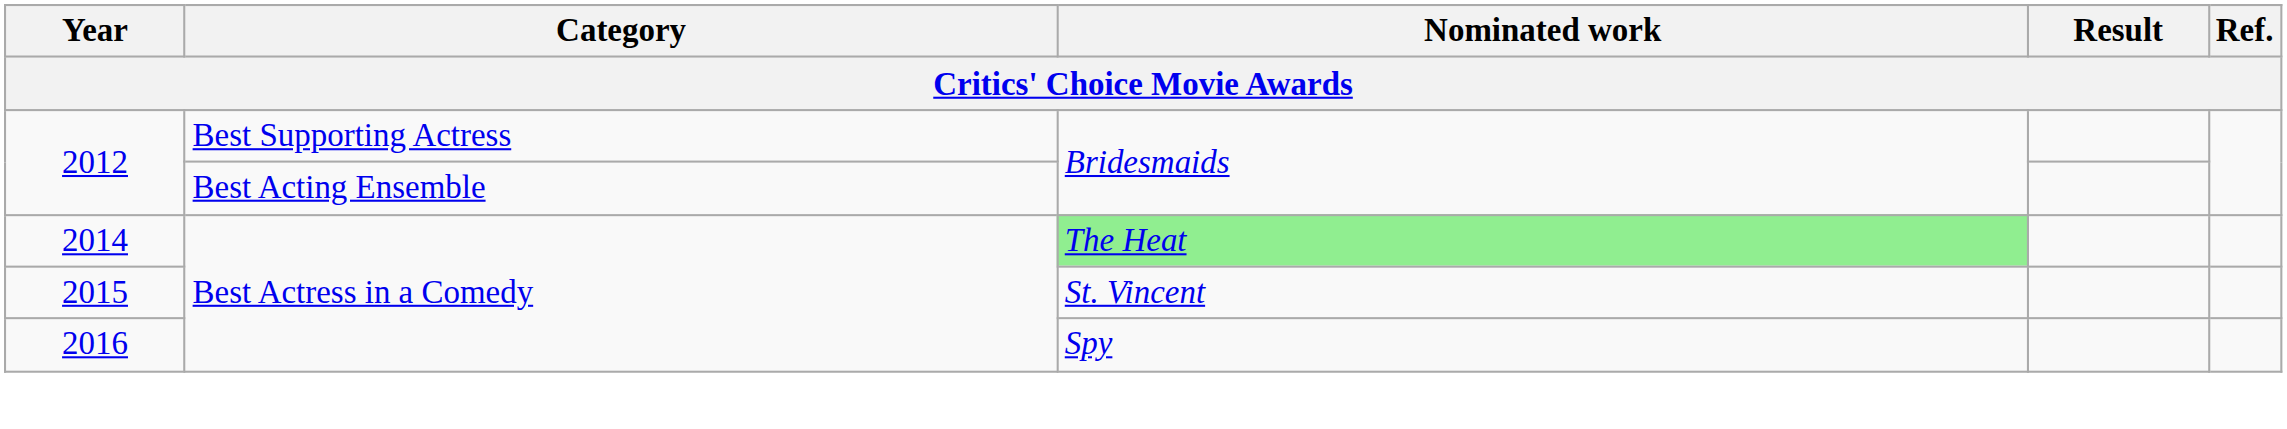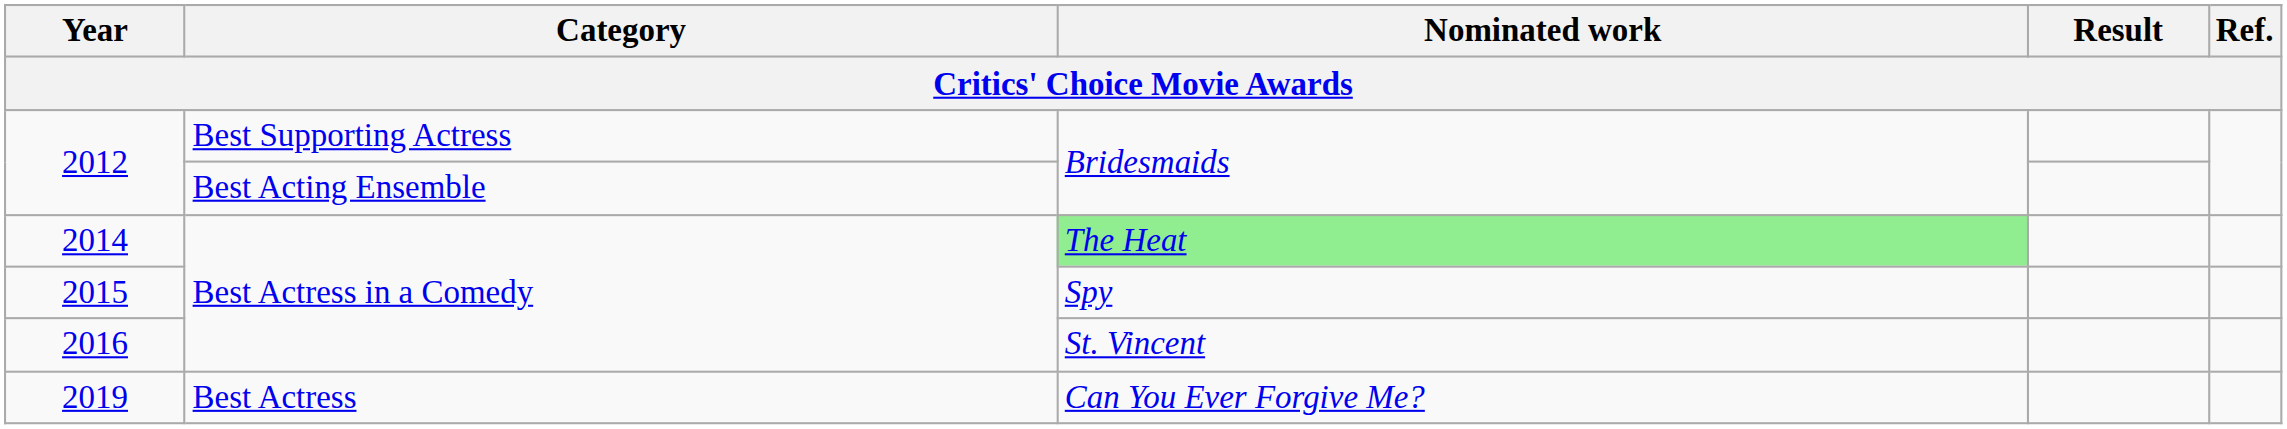(1135, 291) St. Vincent -> (1089, 291) Spy
(1089, 344) Spy -> (1135, 344) St. Vincent
+ row: (95, 396)
